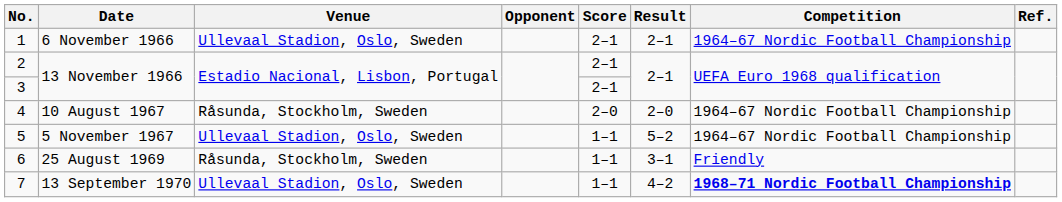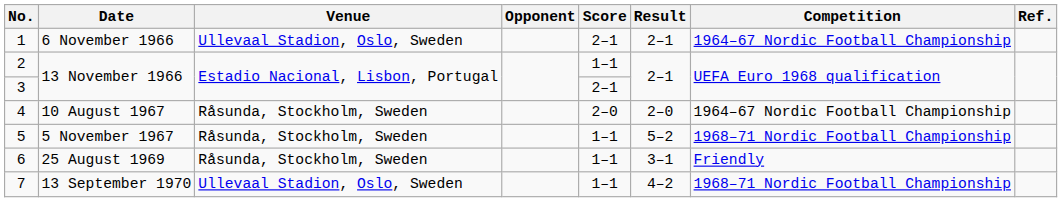(605, 64) 2–1 -> (605, 64) 1–1
(331, 136) Ullevaal Stadion, Oslo, Sweden -> (313, 136) Råsunda, Stockholm, Sweden
(852, 136) 1964–67 Nordic Football Championship -> (852, 136) 1968–71 Nordic Football Championship
(852, 184) bold -> (852, 184) normal
